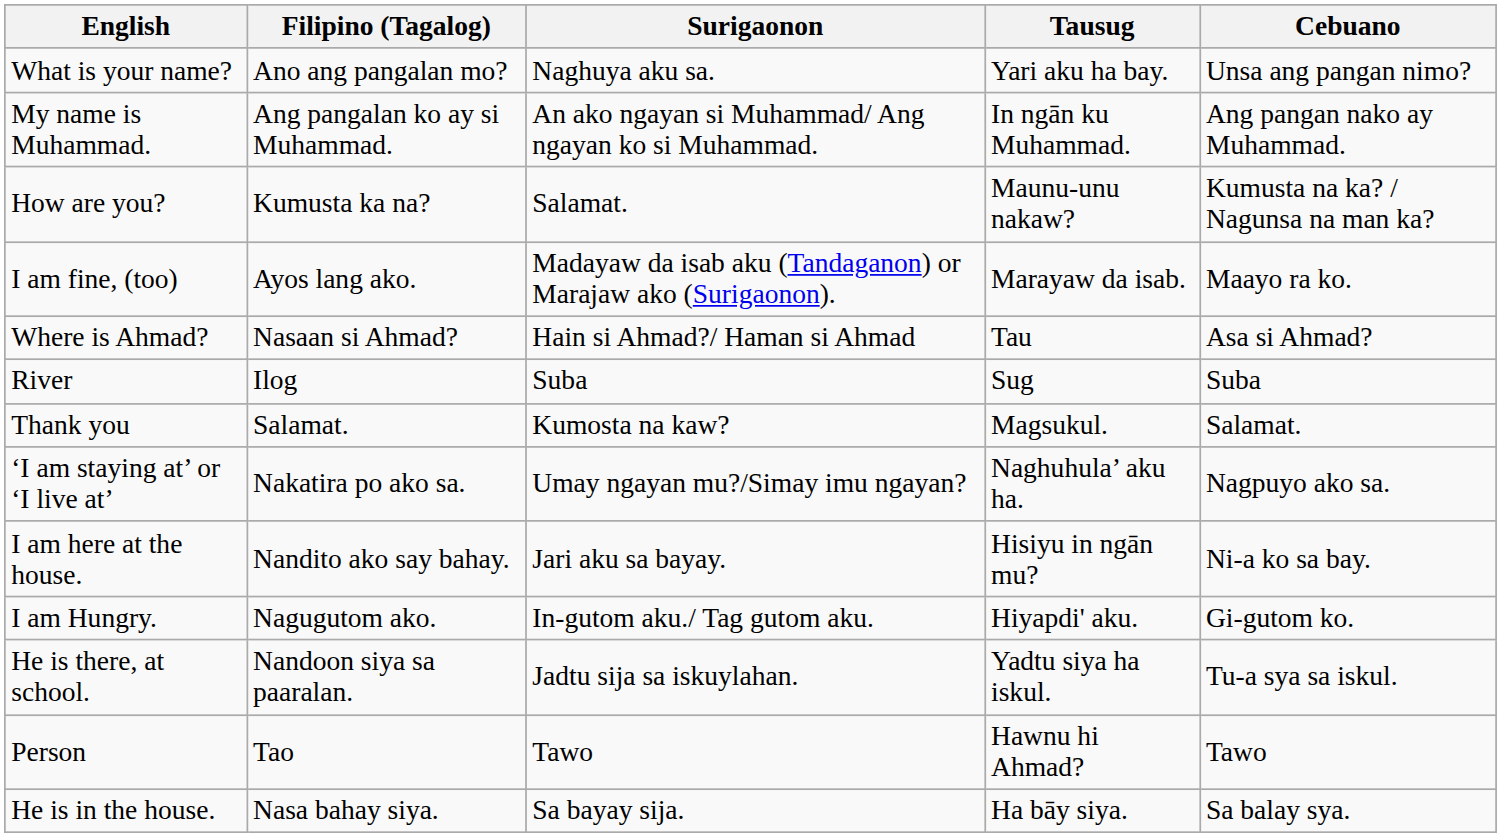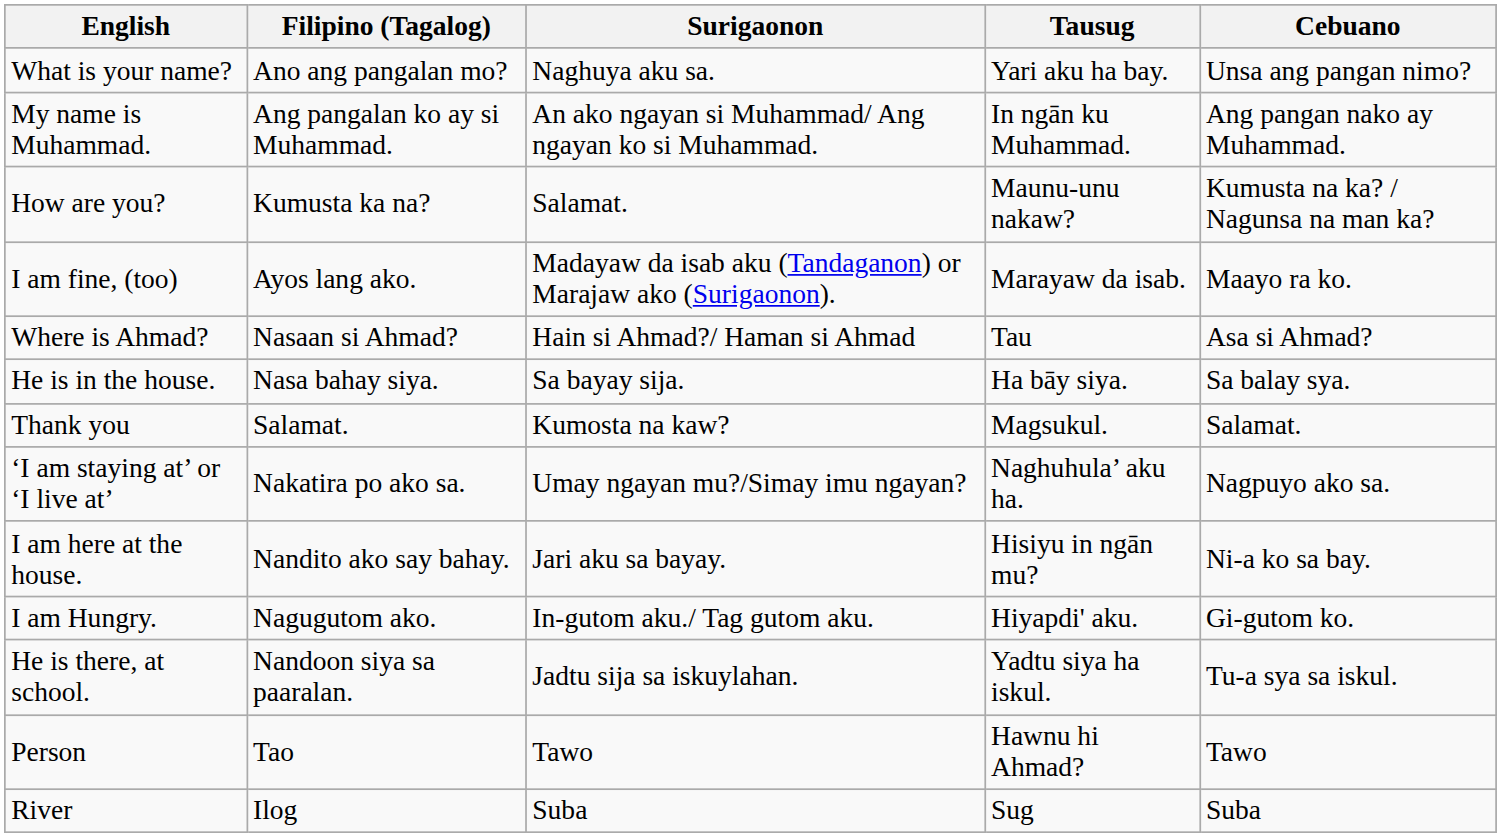rows swapped: (113, 810) <-> (42, 381)
